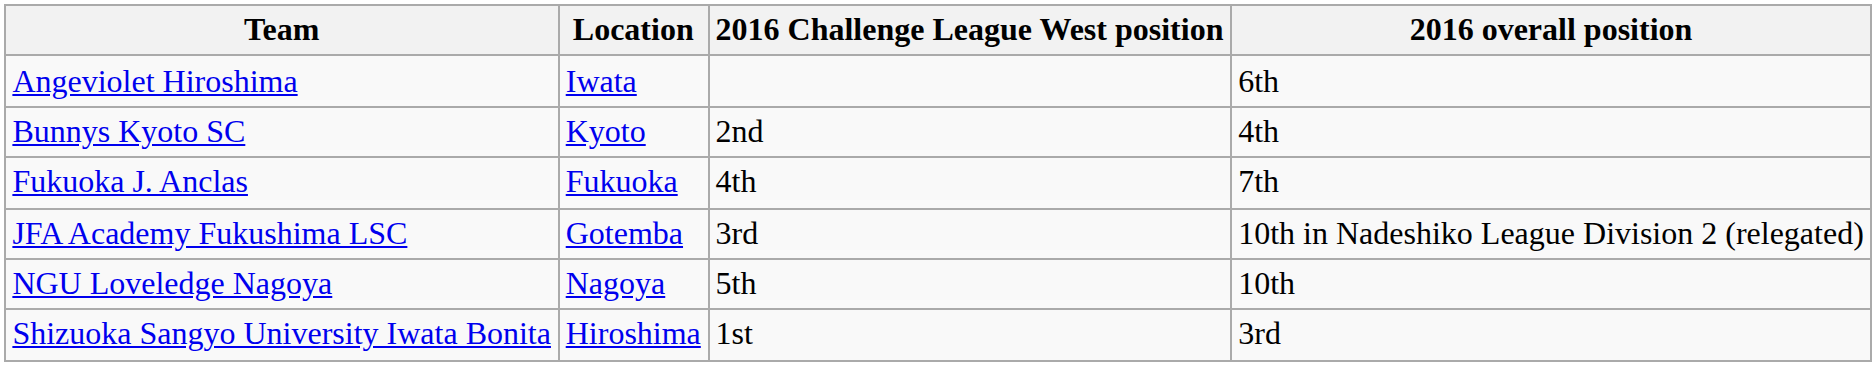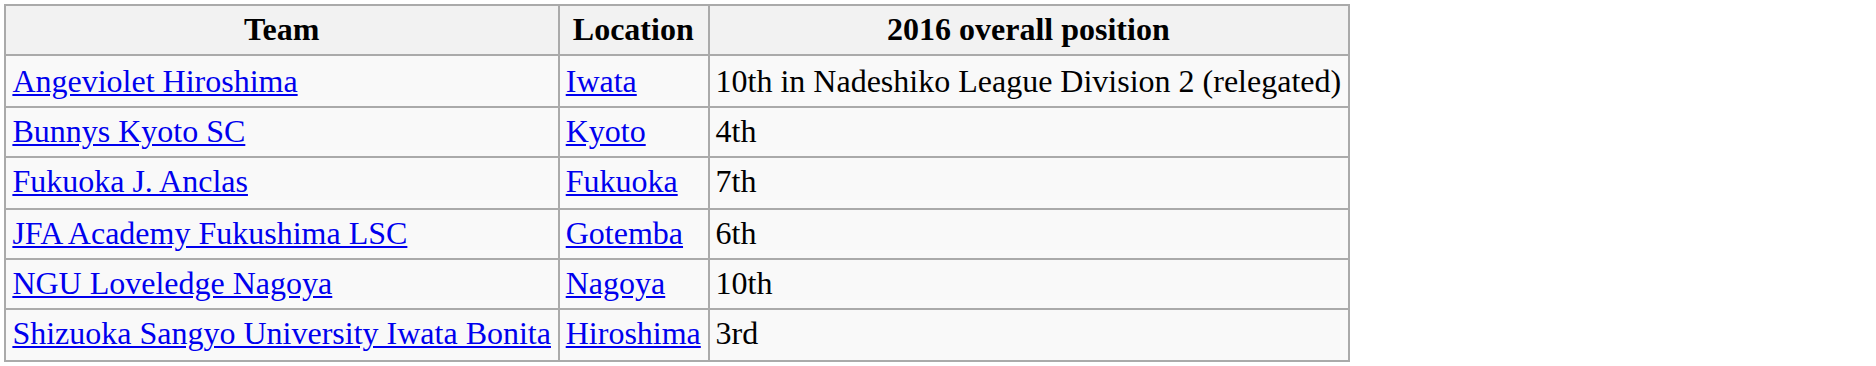- column: (970, 29)
(1259, 80) 6th -> (1028, 80) 10th in Nadeshiko League Division 2 (relegated)
(1551, 232) 10th in Nadeshiko League Division 2 (relegated) -> (736, 232) 6th
